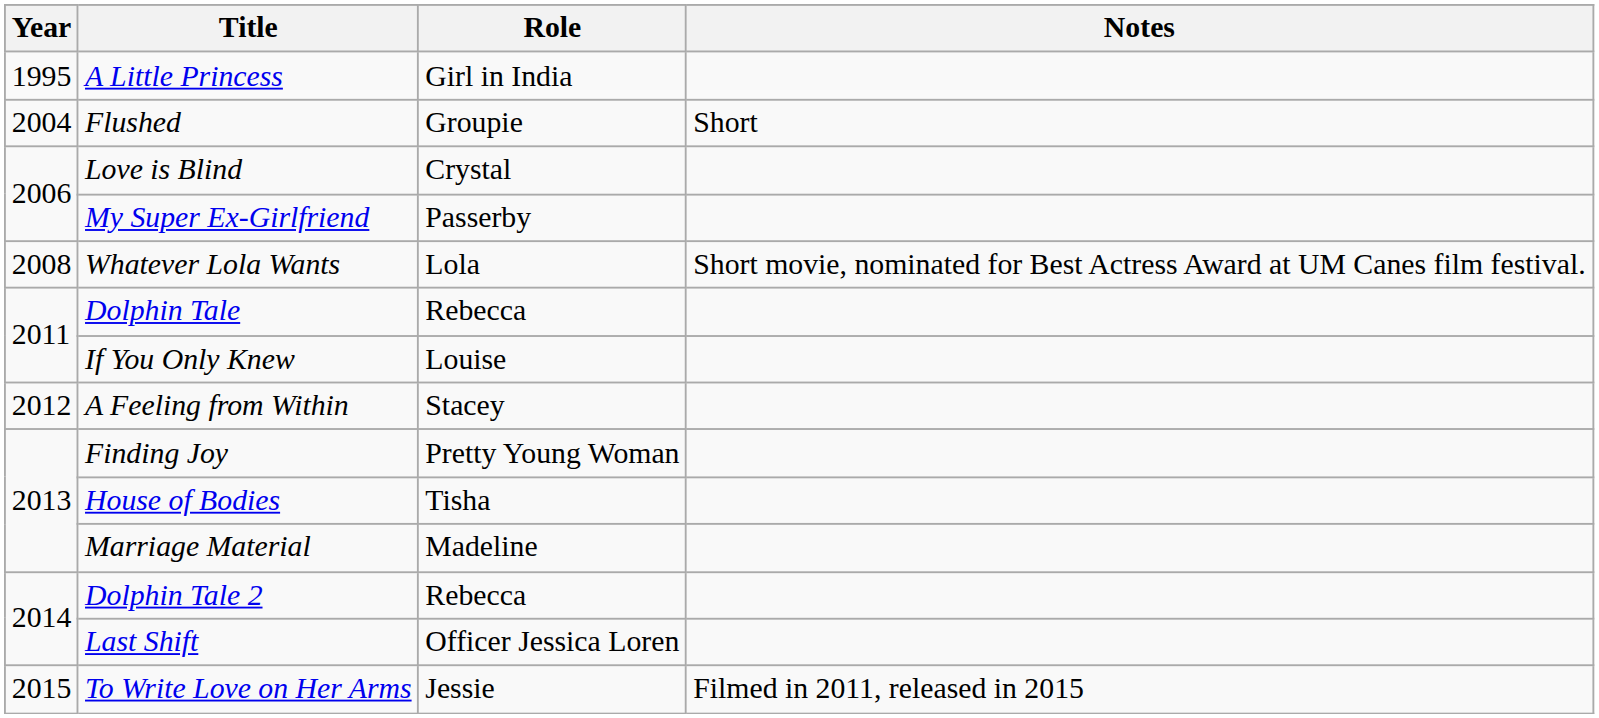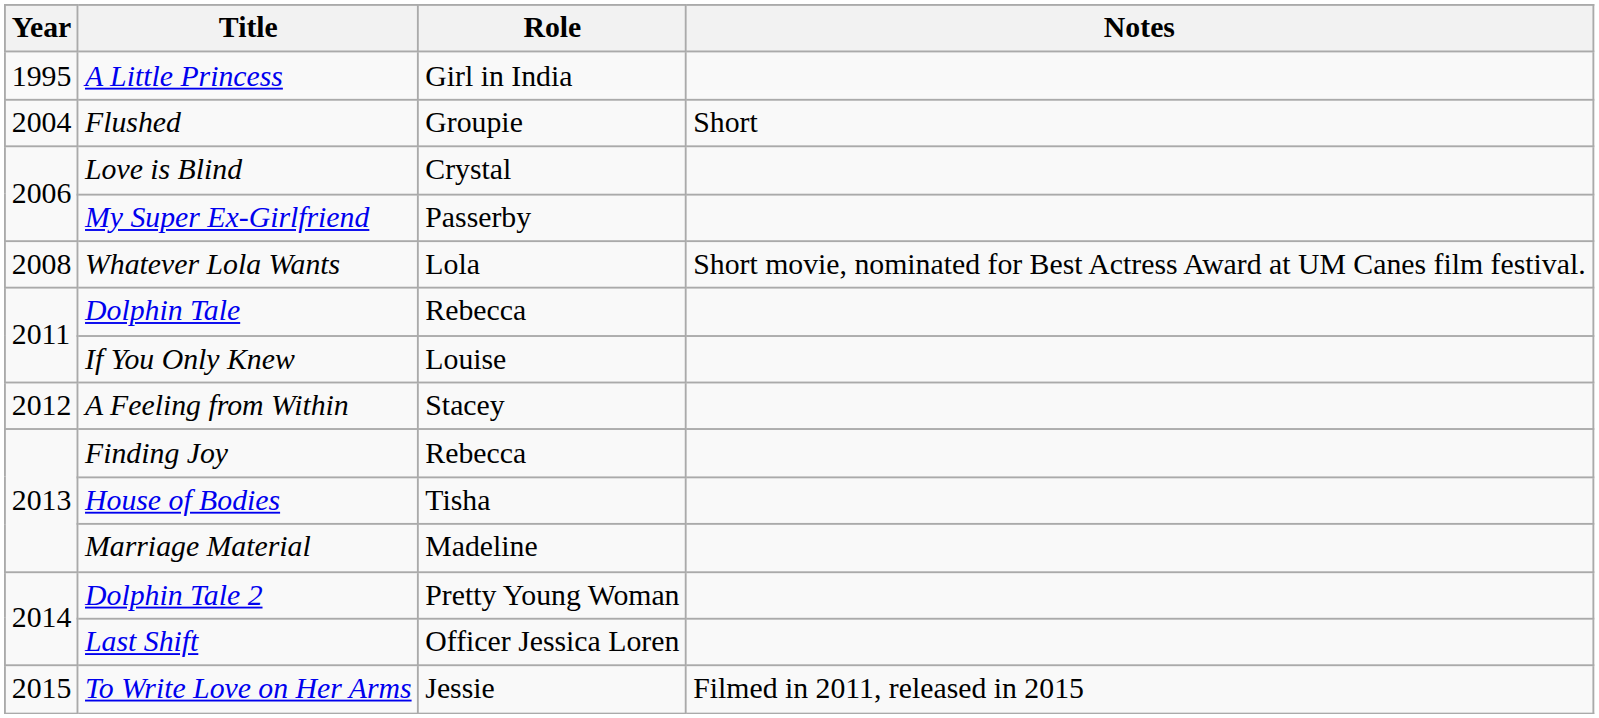(552, 452) Pretty Young Woman -> (476, 452) Rebecca
(476, 594) Rebecca -> (552, 594) Pretty Young Woman
